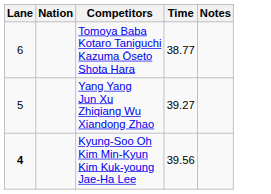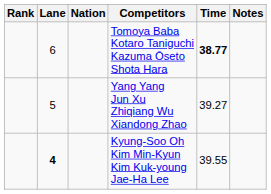+ column: (21, 13)
(181, 50) normal -> (213, 50) bold
(181, 161) 39.56 -> (213, 161) 39.55
